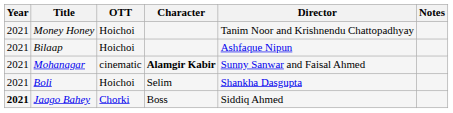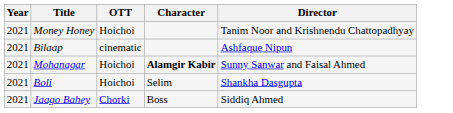- column: (432, 13)
(117, 47) Hoichoi -> (121, 47) cinematic
(121, 64) cinematic -> (117, 64) Hoichoi
(18, 99) bold -> (18, 99) normal
